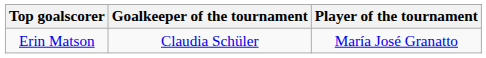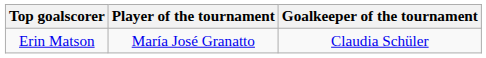columns swapped: (396, 16) <-> (210, 16)
